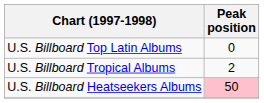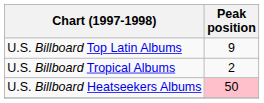(232, 48) 0 -> (232, 48) 9
